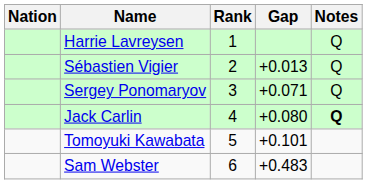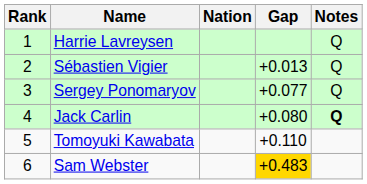columns swapped: (233, 16) <-> (32, 16)
(283, 91) +0.071 -> (283, 91) +0.077
(283, 141) +0.101 -> (283, 141) +0.110
(283, 166) no background -> (283, 166) gold background
